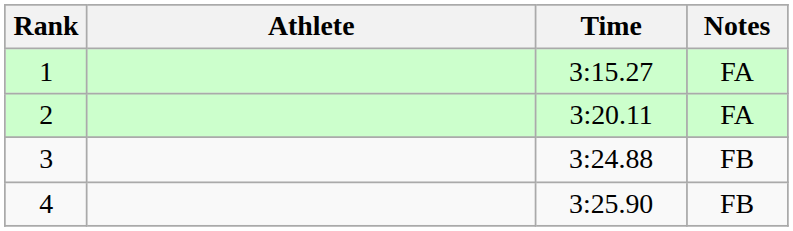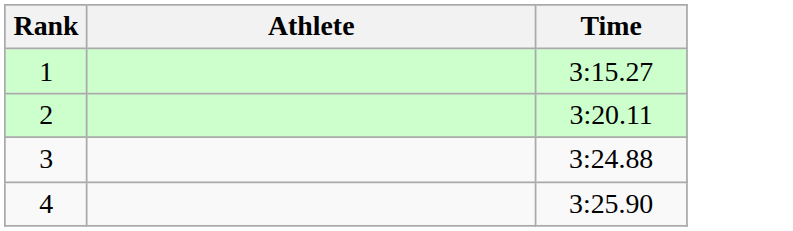- column: (737, 26)
